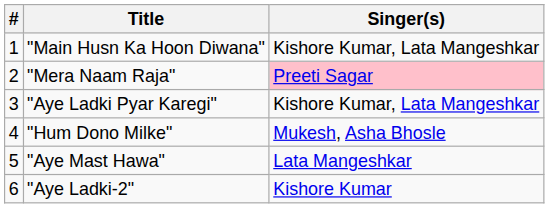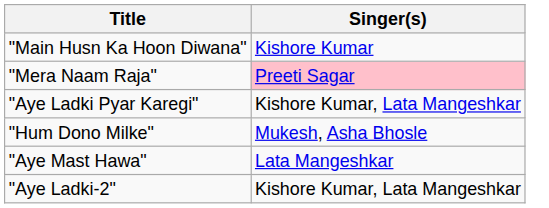- column: (14, 19)
(406, 47) Kishore Kumar, Lata Mangeshkar -> (314, 47) Kishore Kumar
(333, 189) Kishore Kumar -> (388, 189) Kishore Kumar, Lata Mangeshkar
